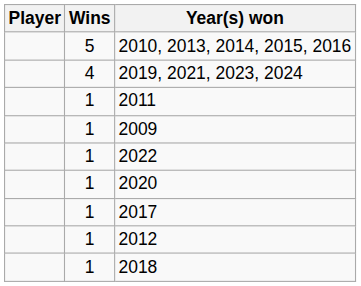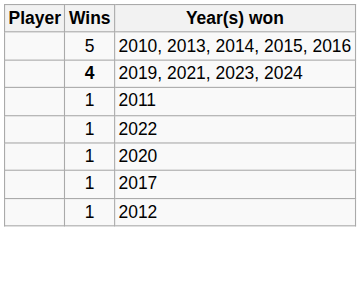(90, 73) normal -> (90, 73) bold
- row: (138, 128)
- row: (138, 267)
